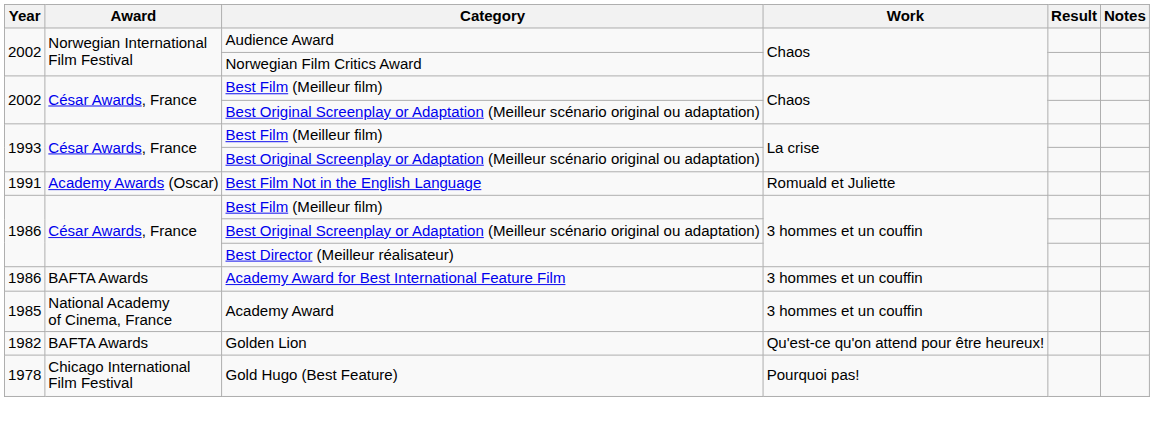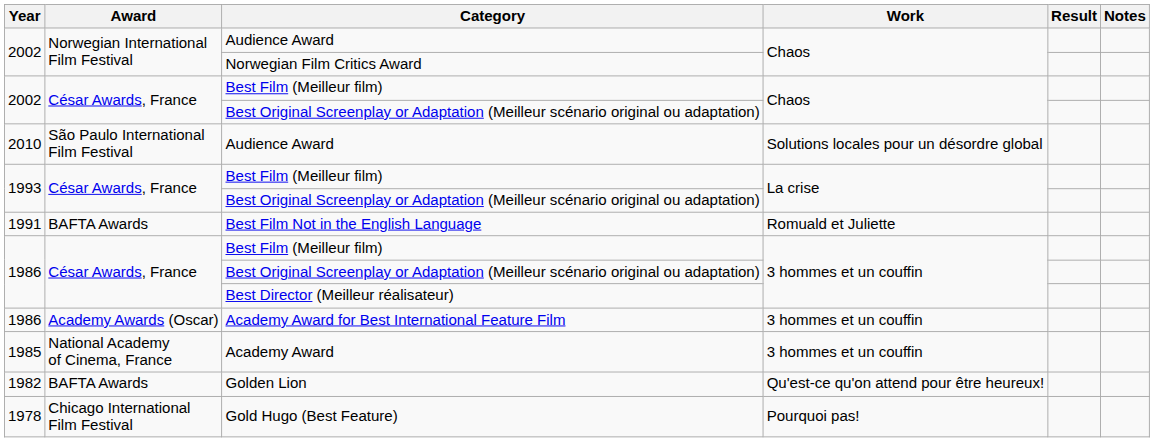+ row: (25, 144)
(133, 183) Academy Awards (Oscar) -> (98, 224) BAFTA Awards
(98, 278) BAFTA Awards -> (133, 319) Academy Awards (Oscar)
